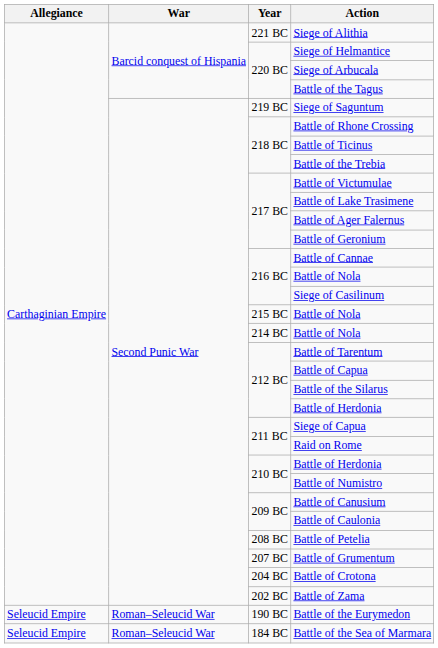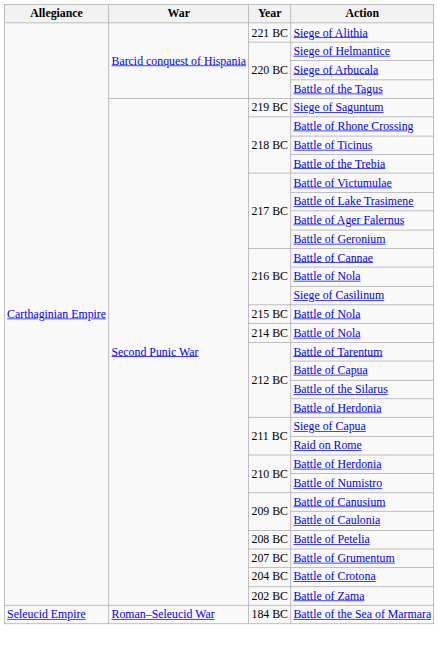- row: (270, 614)
